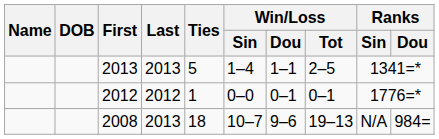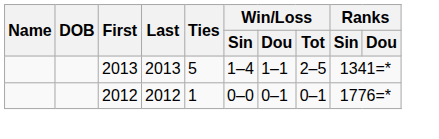- row: (120, 120)
